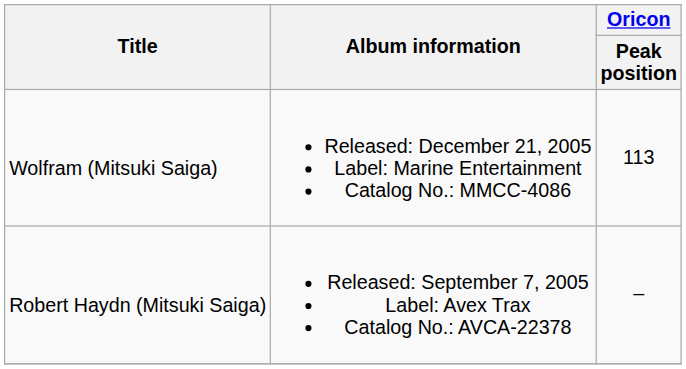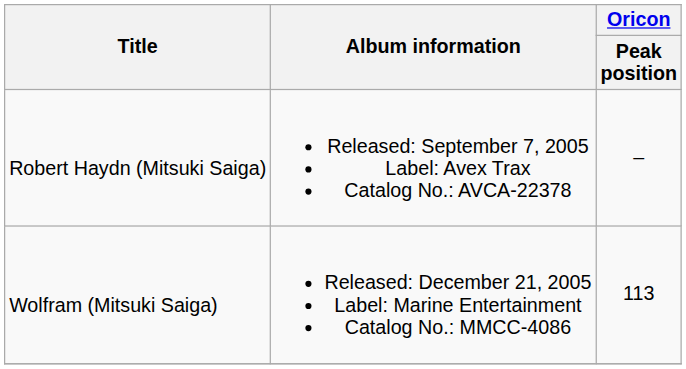rows swapped: (138, 305) <-> (113, 168)
